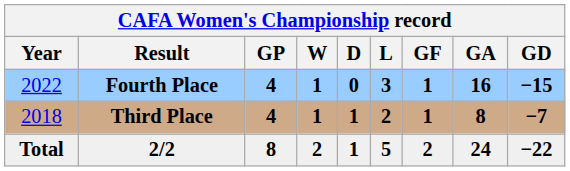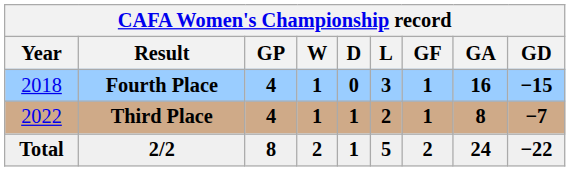(42, 85) 2022 -> (42, 85) 2018
(42, 117) 2018 -> (42, 117) 2022
